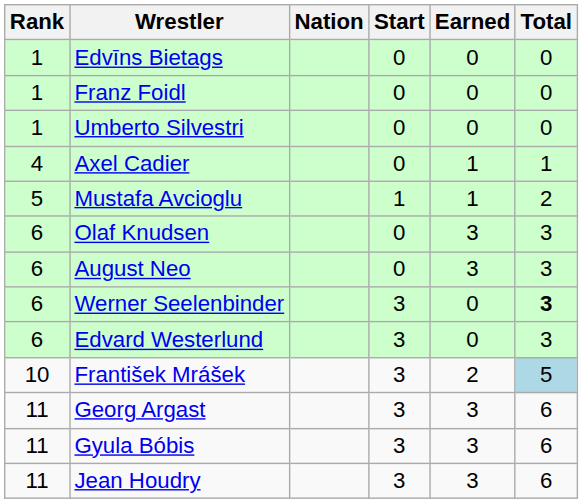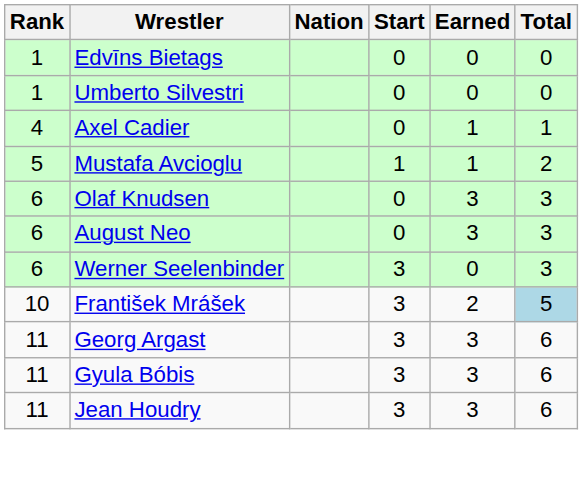- row: (130, 92)
(546, 304) bold -> (546, 269) normal
- row: (169, 339)
